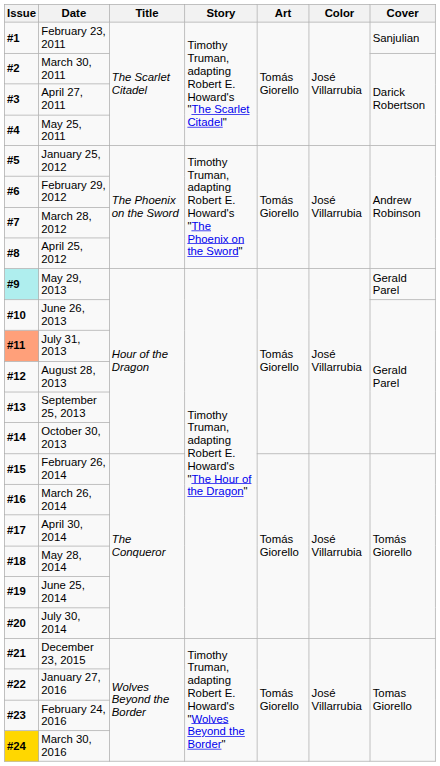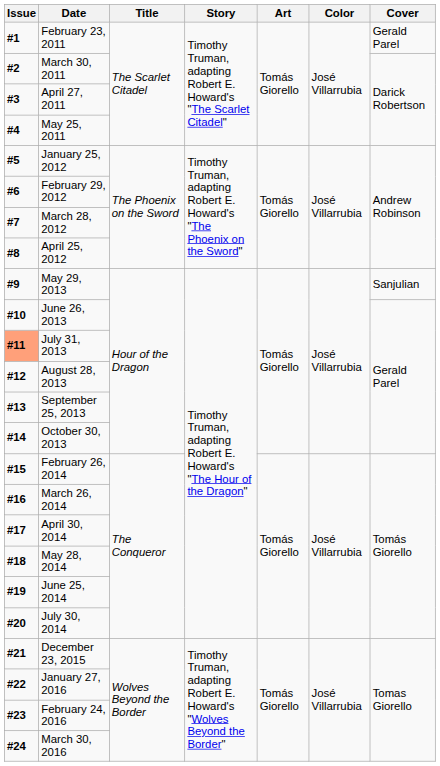(396, 37) Sanjulian -> (390, 37) Gerald Parel
(13, 284) paleturquoise background -> (13, 284) no background
(390, 284) Gerald Parel -> (396, 284) Sanjulian
(16, 746) gold background -> (16, 746) no background
